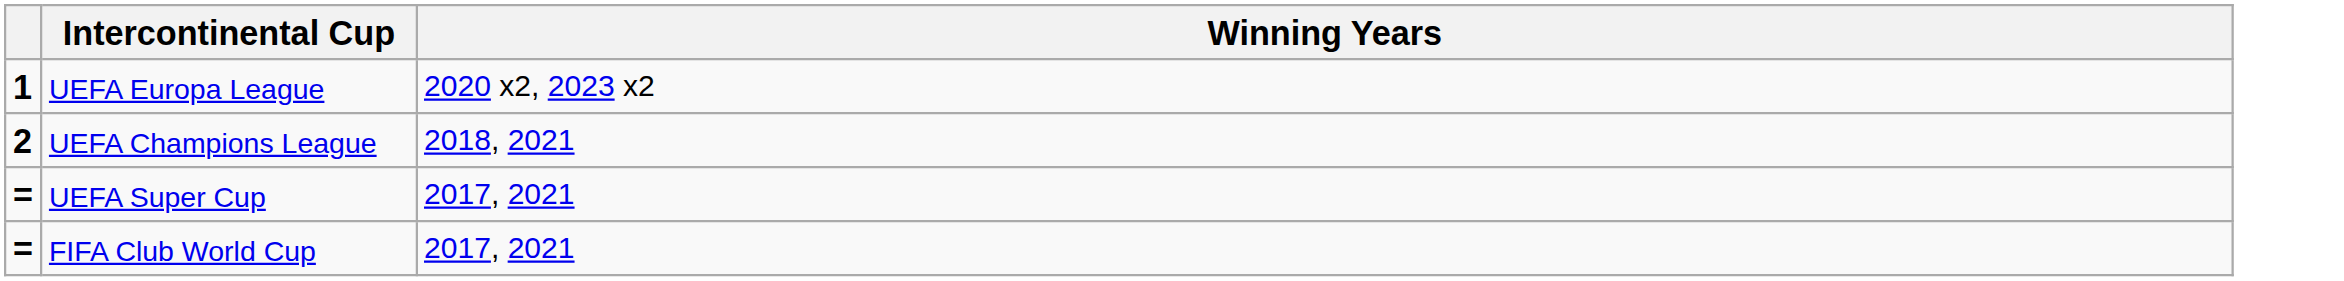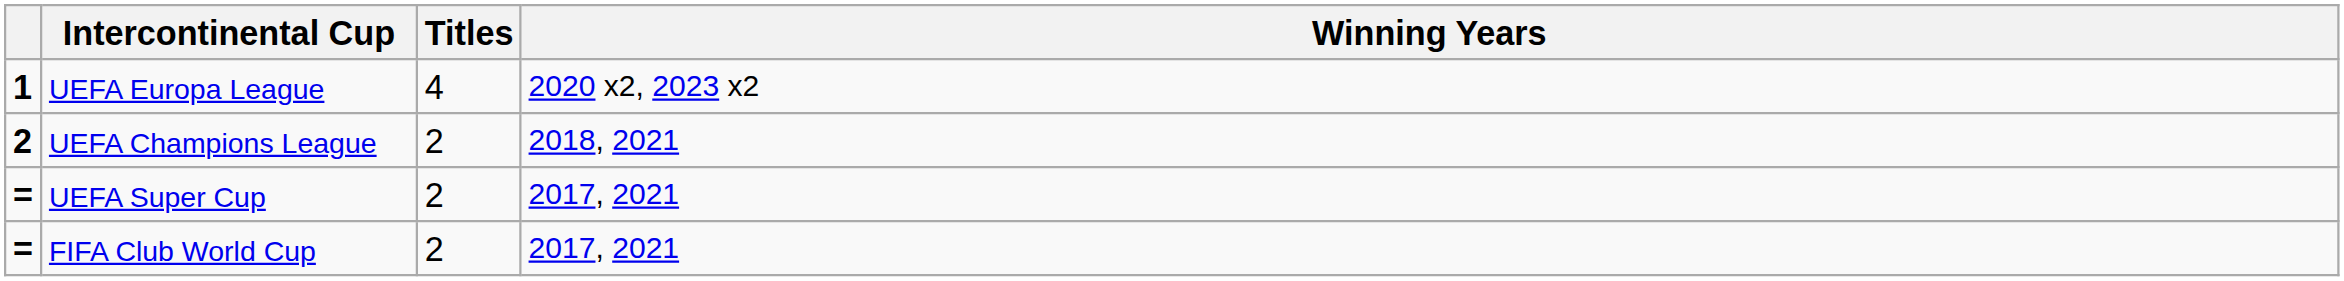+ column: (469, 32)
